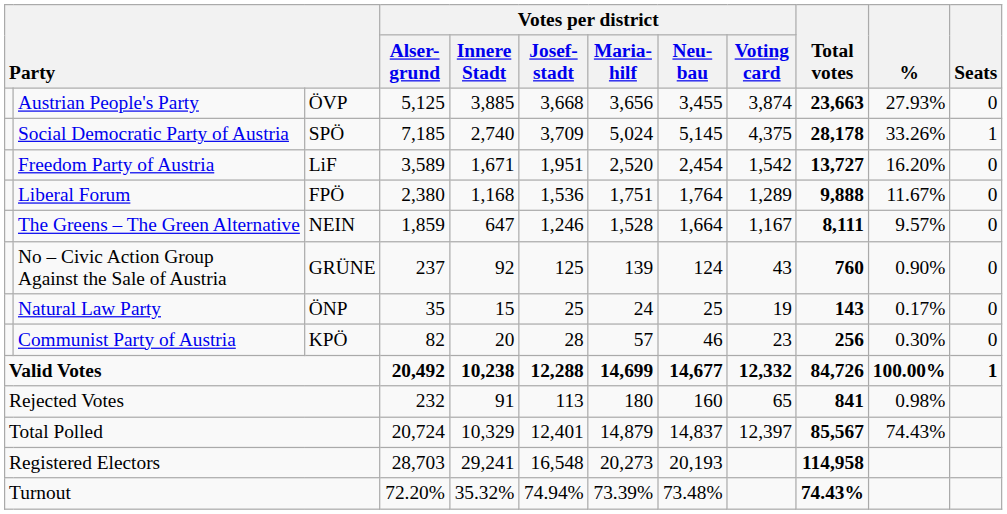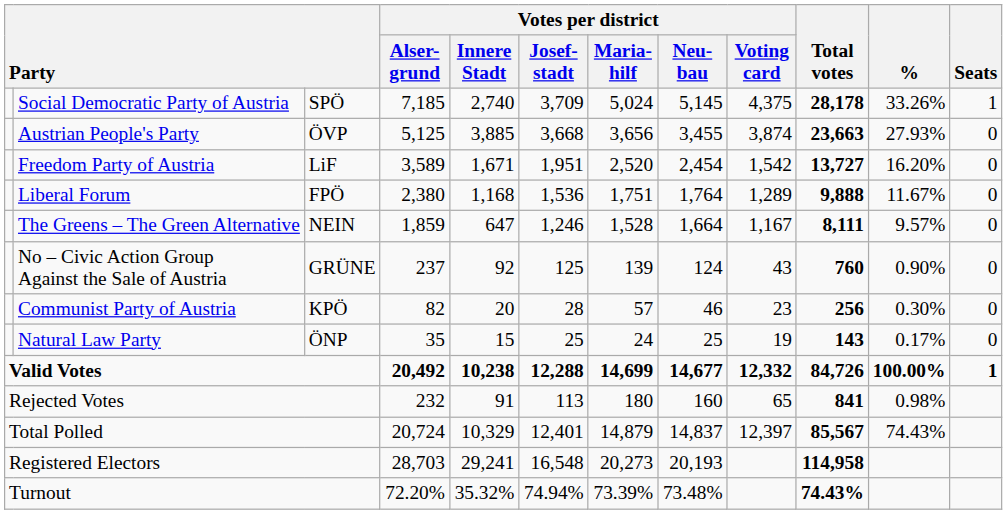rows swapped: (153, 133) <-> (108, 103)
rows swapped: (127, 339) <-> (89, 309)
